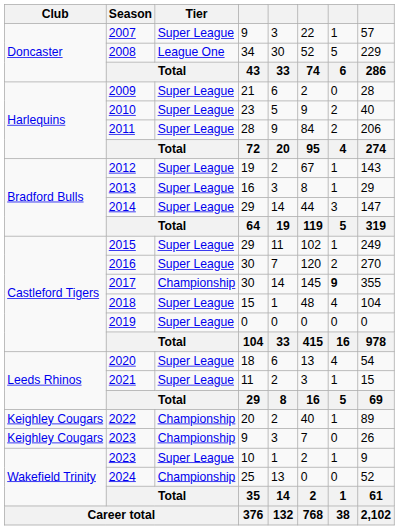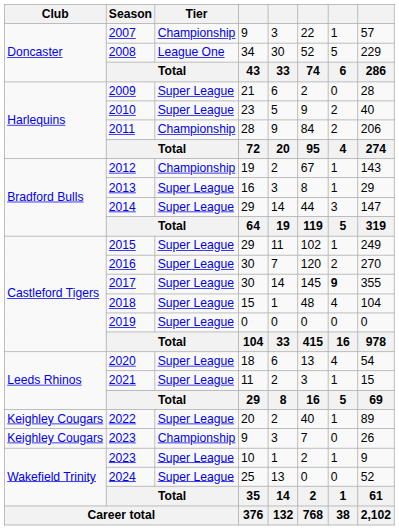(196, 33) Super League -> (197, 33) Championship
(196, 129) Super League -> (197, 129) Championship
(196, 168) Super League -> (197, 168) Championship
(197, 284) Championship -> (196, 284) Super League
(197, 419) Championship -> (196, 419) Super League
(197, 476) Championship -> (196, 476) Super League
